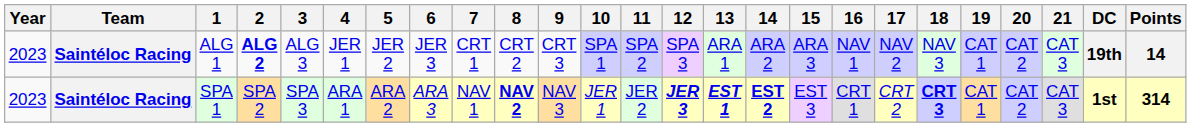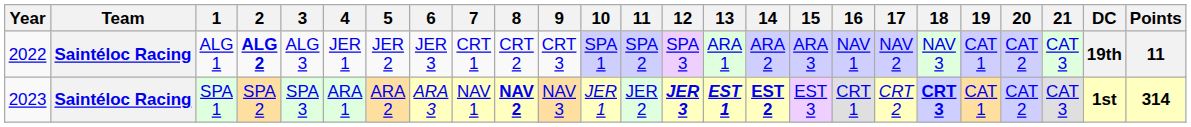(28, 54) 2023 -> (28, 54) 2022
(1156, 54) 14 -> (1156, 54) 11
